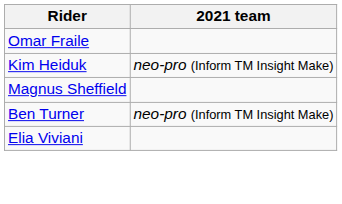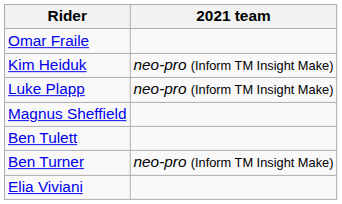+ row: (46, 89)
+ row: (43, 138)
